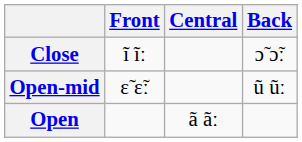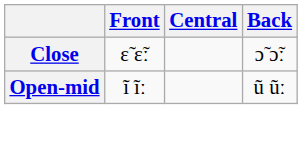(134, 53) ĩ ĩː -> (134, 53) ɛ̃ ɛ̃ː
(134, 86) ɛ̃ ɛ̃ː -> (134, 86) ĩ ĩː
- row: (55, 119)
